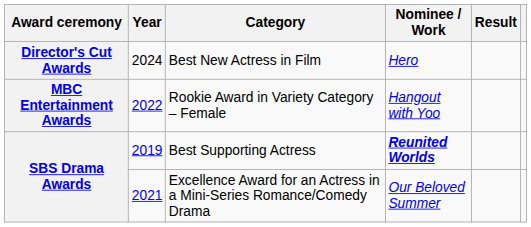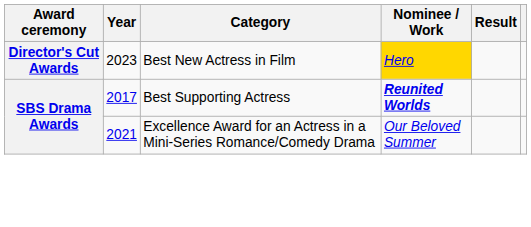(147, 60) 2024 -> (122, 60) 2023
(403, 60) no background -> (399, 60) gold background
- row: (271, 105)
(147, 150) 2019 -> (122, 97) 2017
